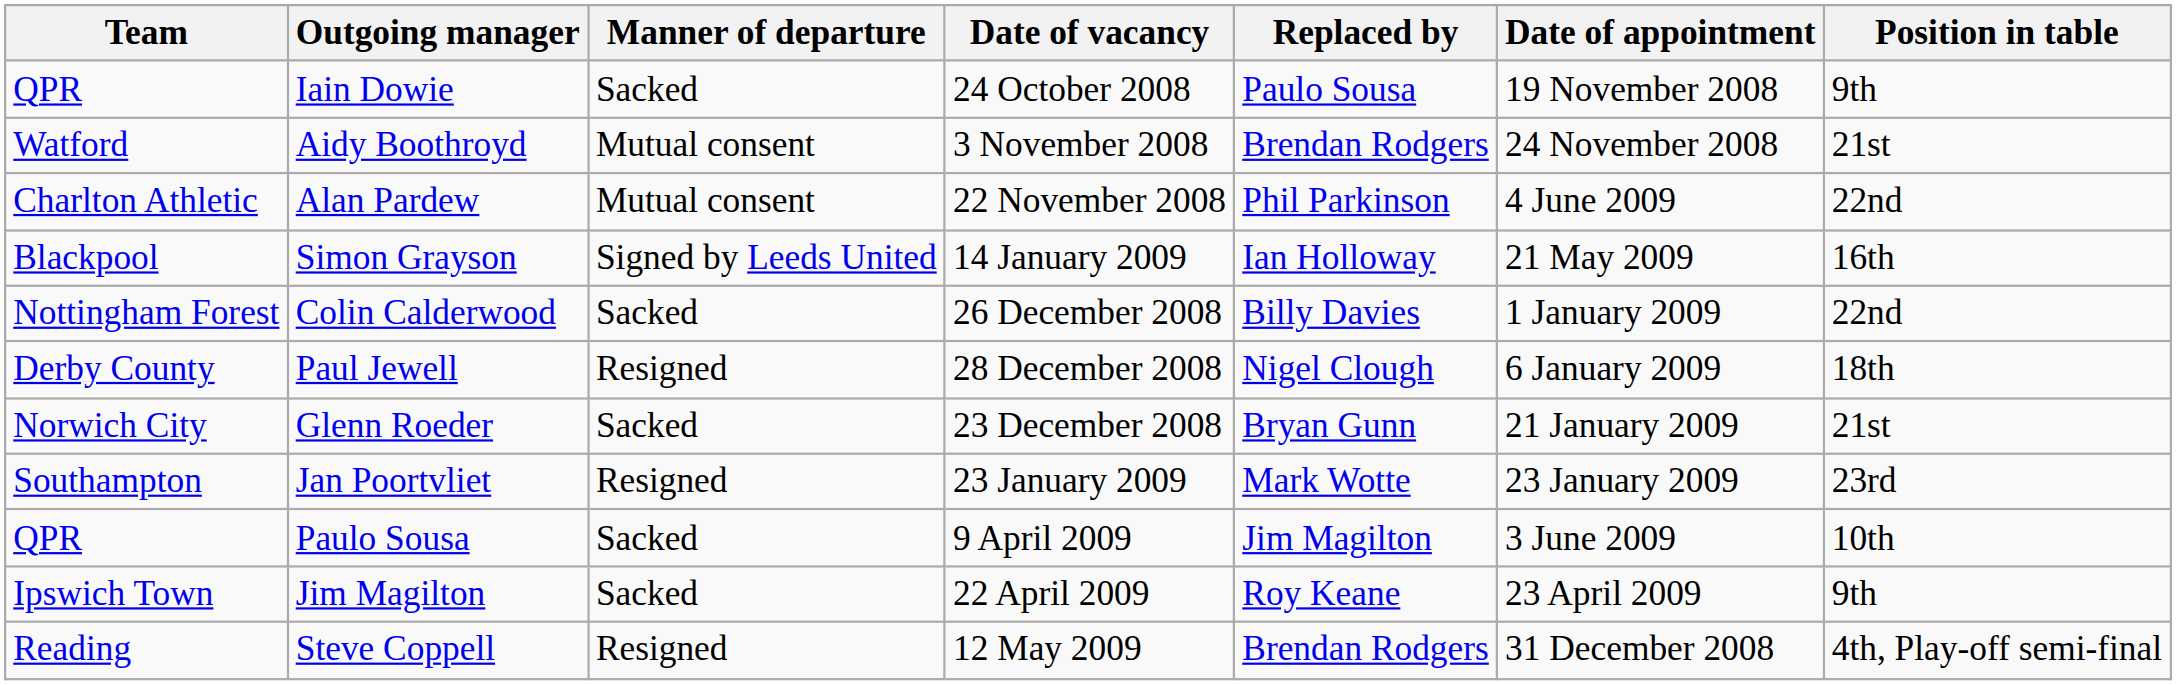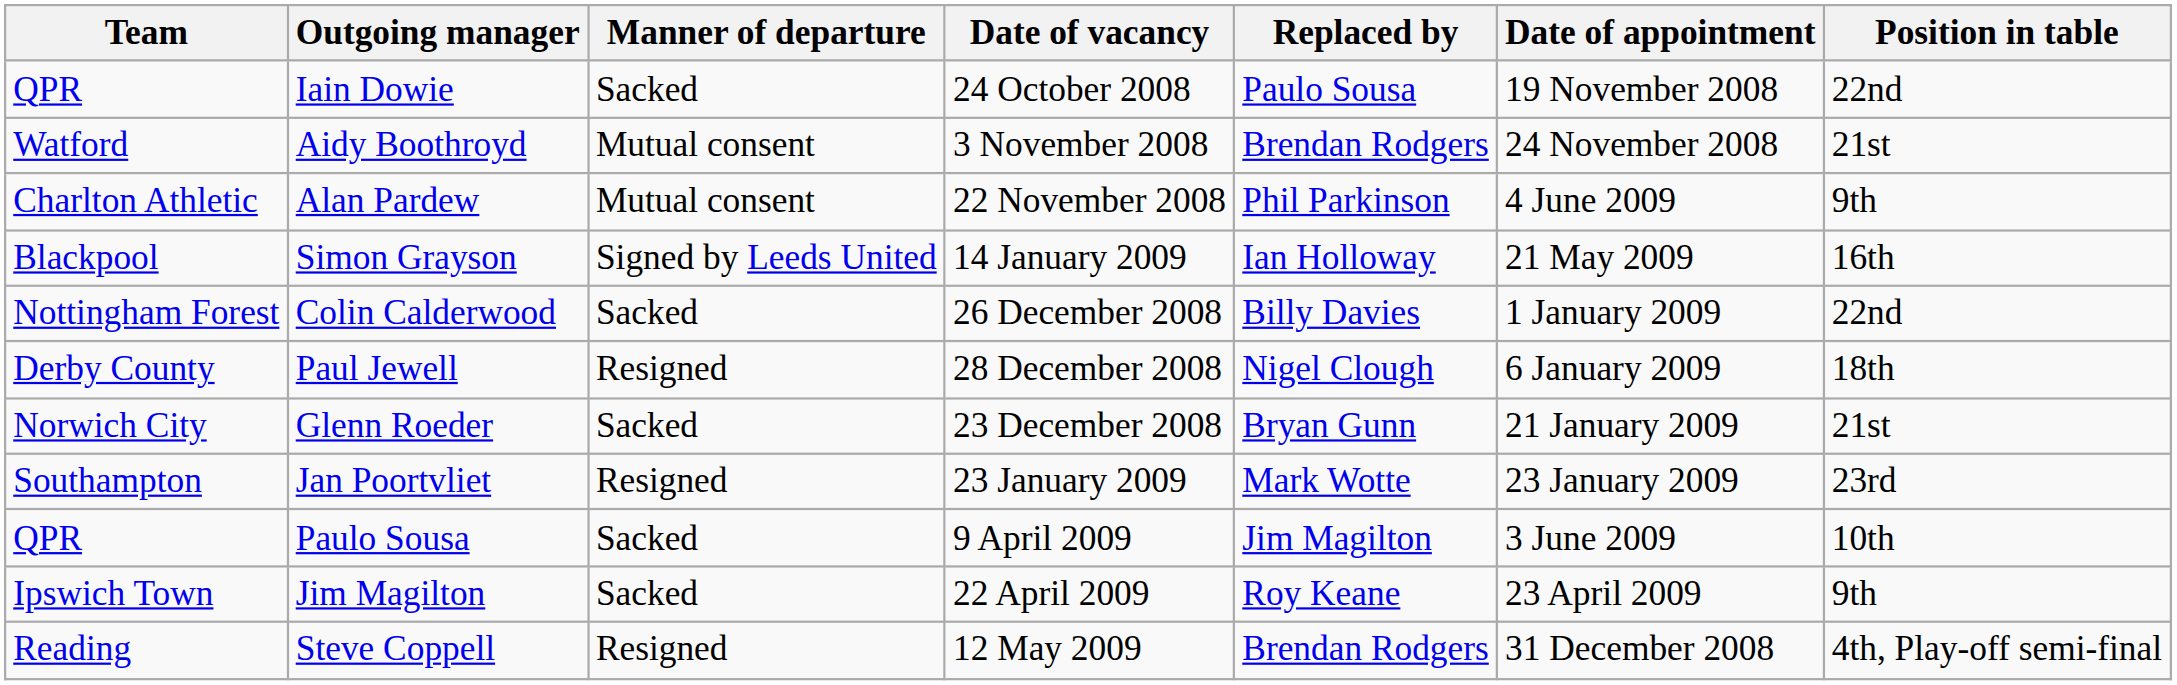(1854, 88) 9th -> (1867, 88) 22nd
(1867, 200) 22nd -> (1854, 200) 9th
